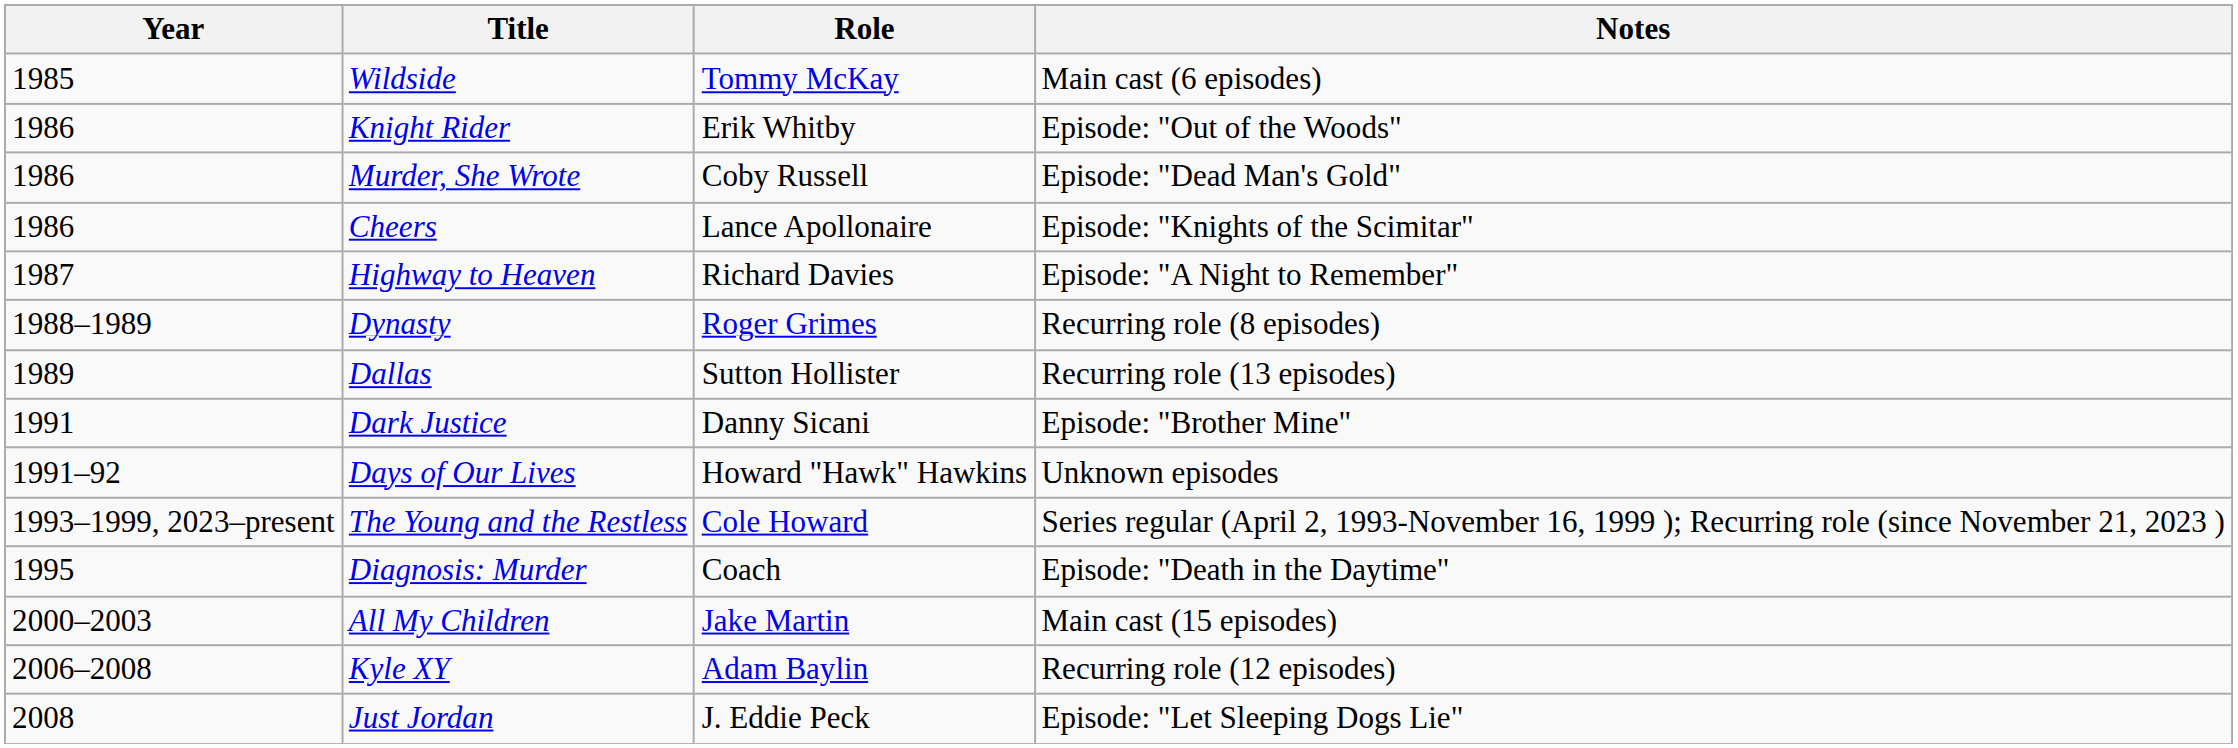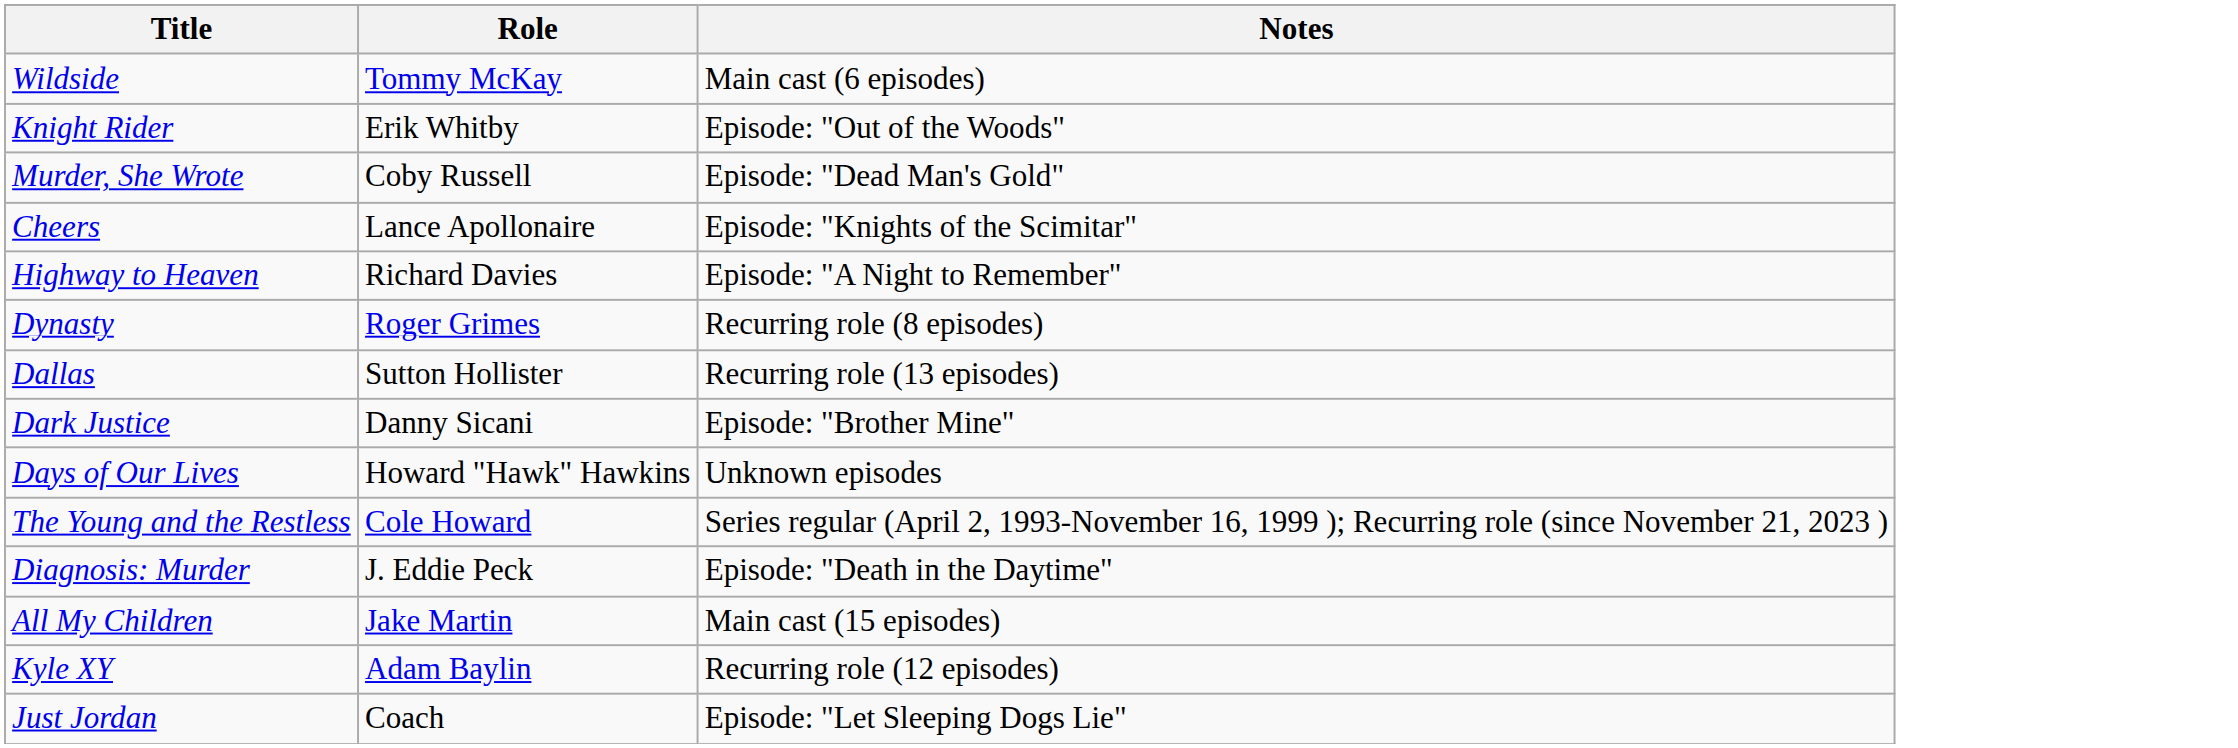- column: (173, 29)
(741, 570) Coach -> (449, 570) J. Eddie Peck
(786, 718) J. Eddie Peck -> (405, 718) Coach
